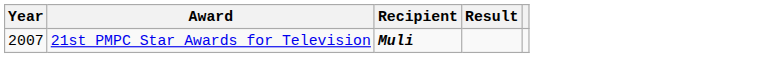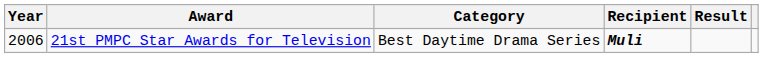+ column: (489, 17)
(26, 41) 2007 -> (26, 41) 2006
